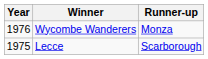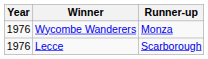(19, 46) 1975 -> (19, 46) 1976
